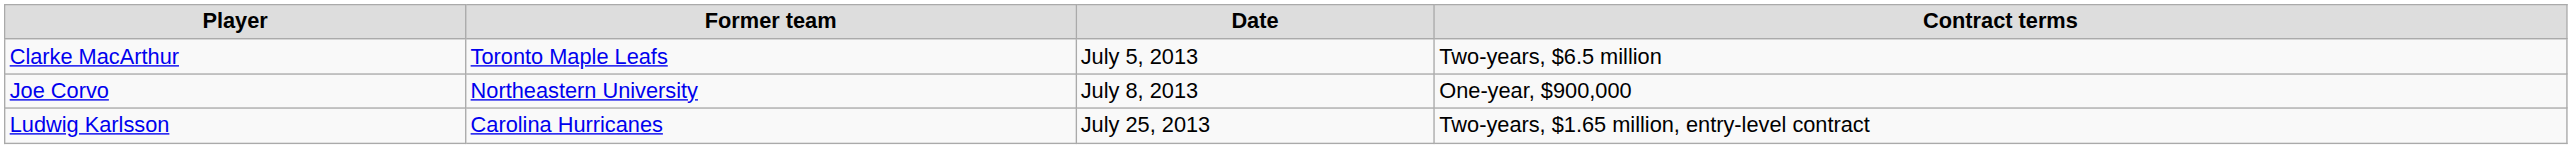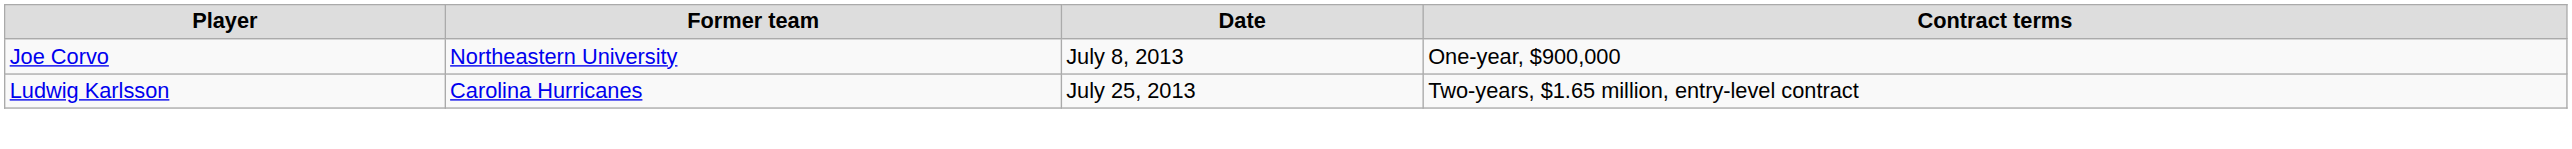- row: (94, 56)
